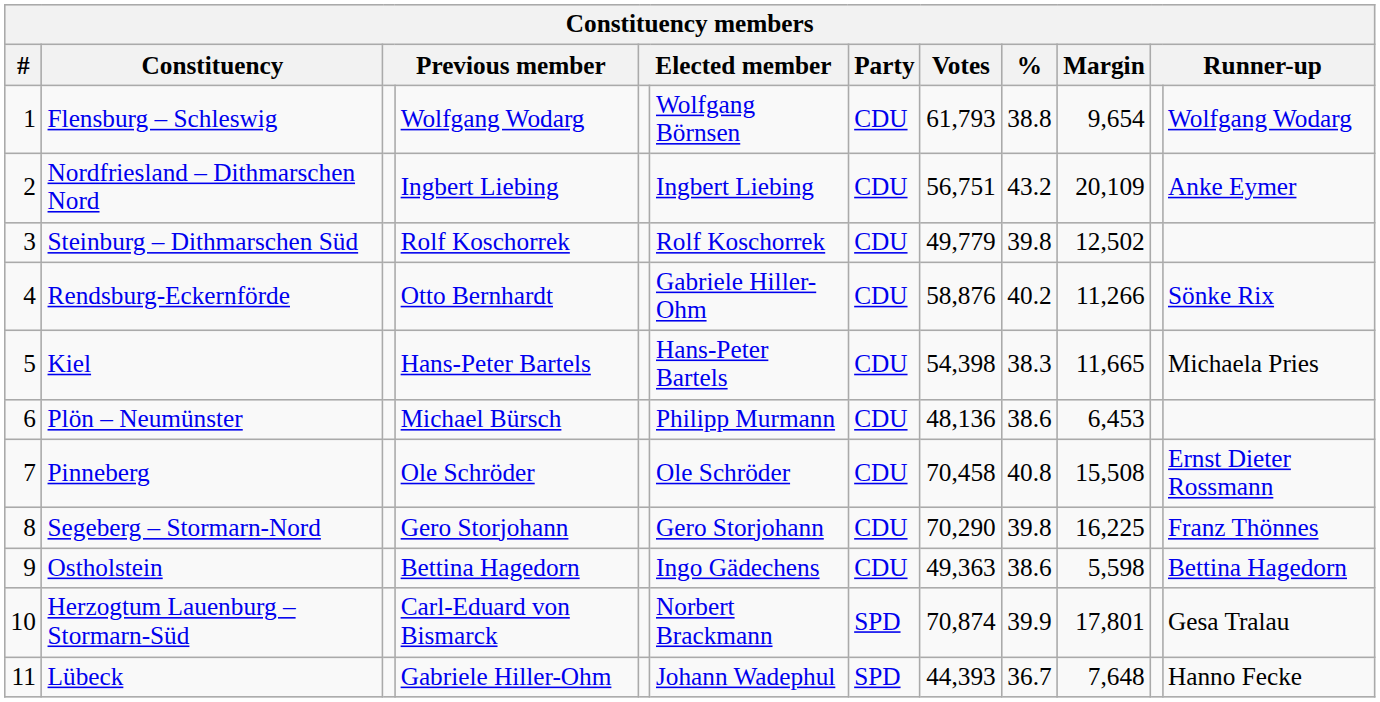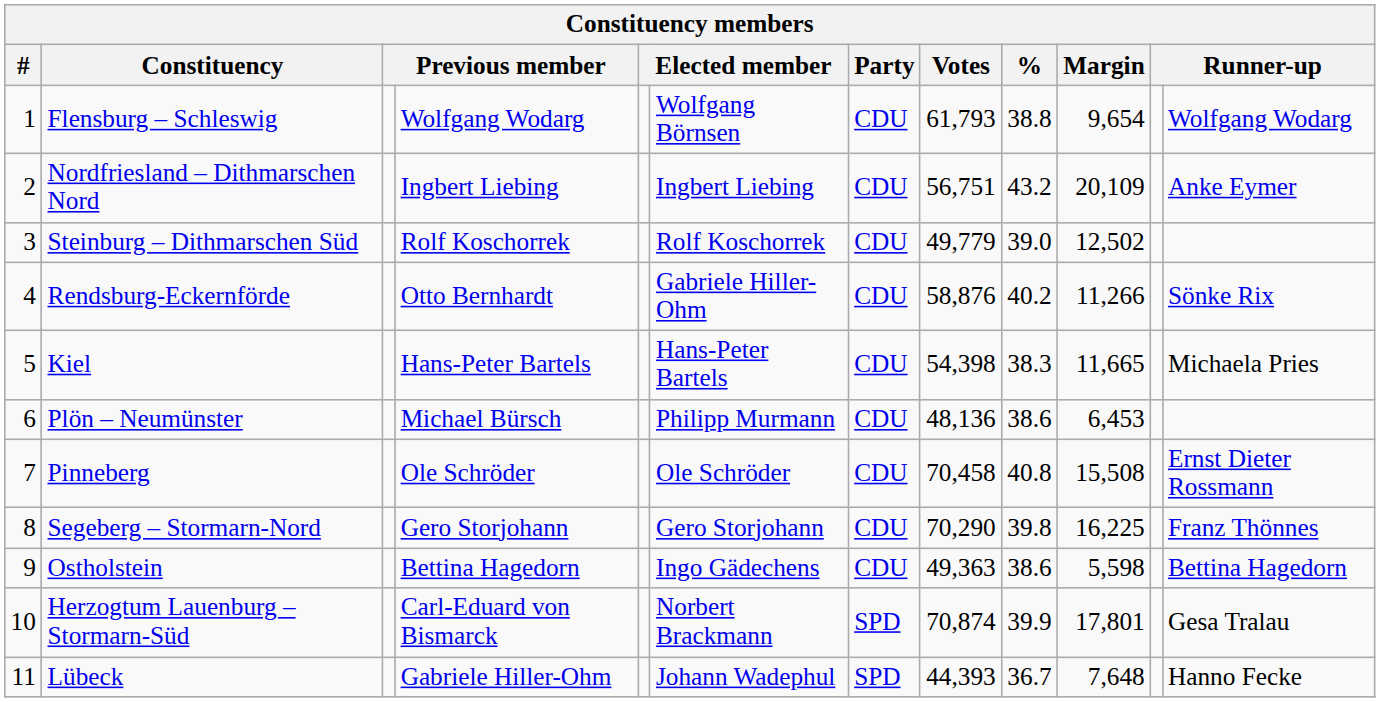(1029, 241) 39.8 -> (1029, 241) 39.0
